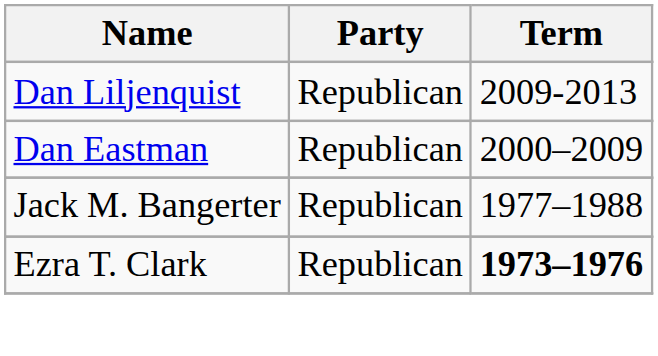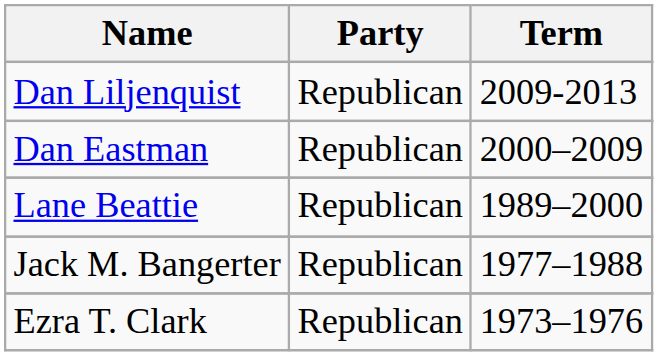+ row: (106, 206)
(561, 263) bold -> (561, 321) normal
